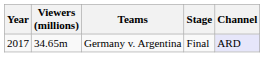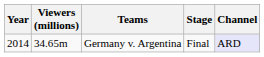(18, 43) 2017 -> (18, 43) 2014
